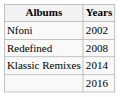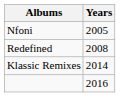(97, 30) 2002 -> (97, 30) 2005
